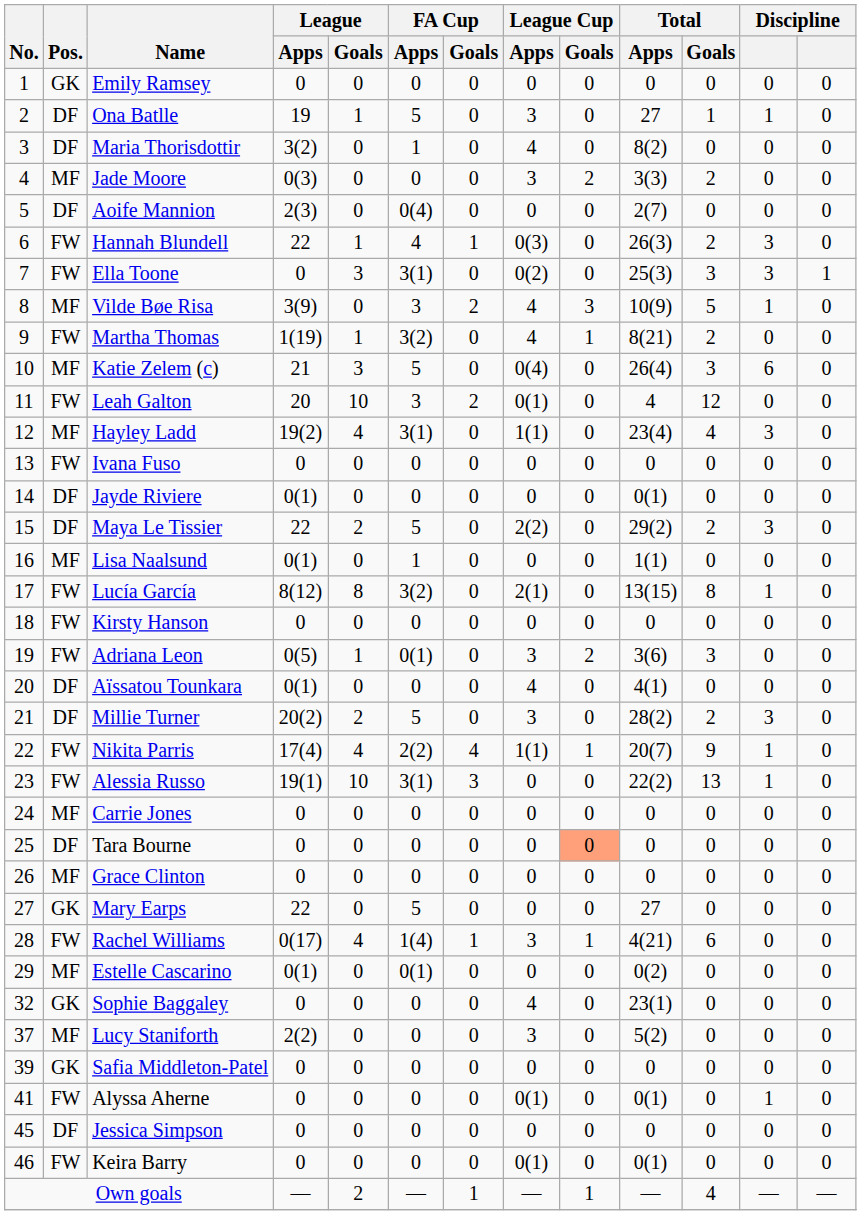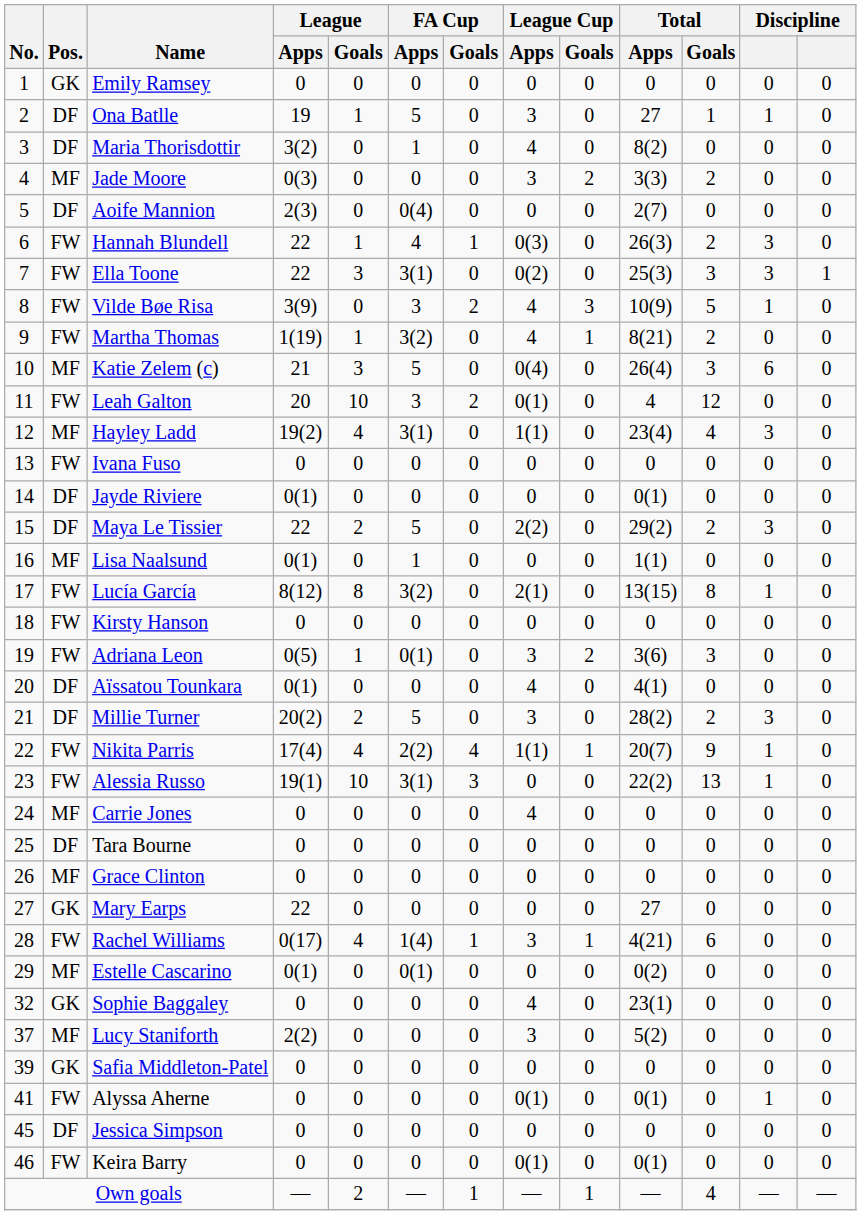(301, 274) 0 -> (301, 274) 22
(65, 305) MF -> (65, 305) FW
(531, 813) 0 -> (531, 813) 4
(589, 845) lightsalmon background -> (589, 845) no background
(416, 908) 5 -> (416, 908) 0
